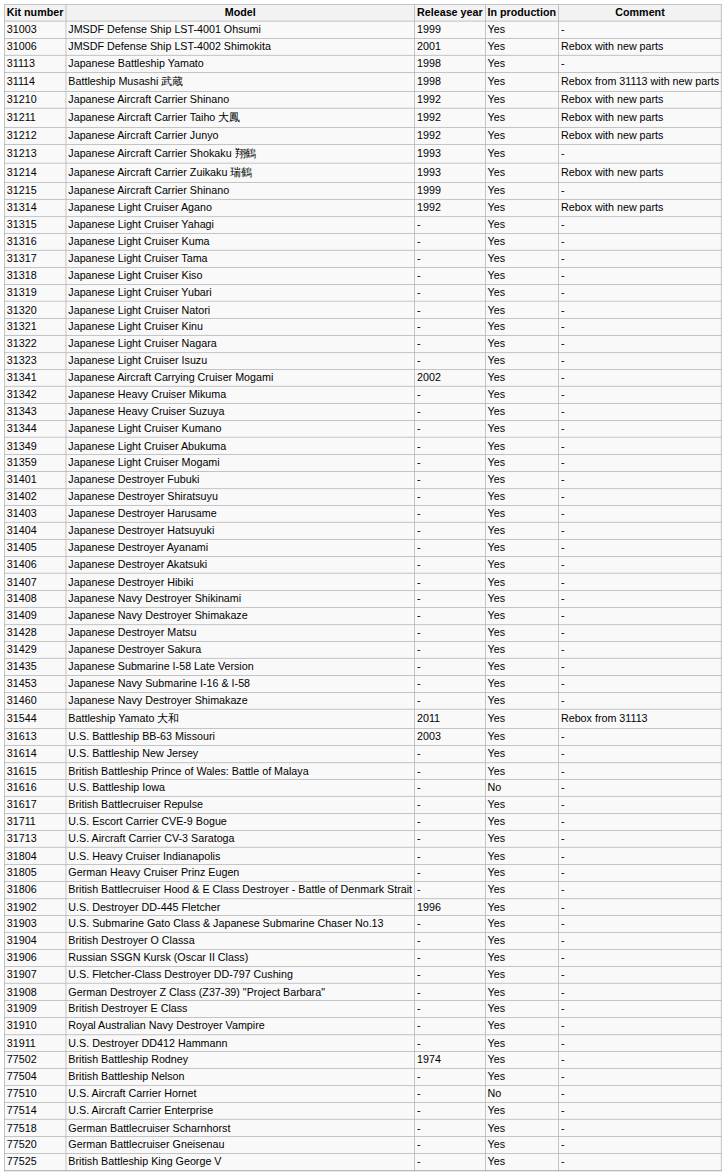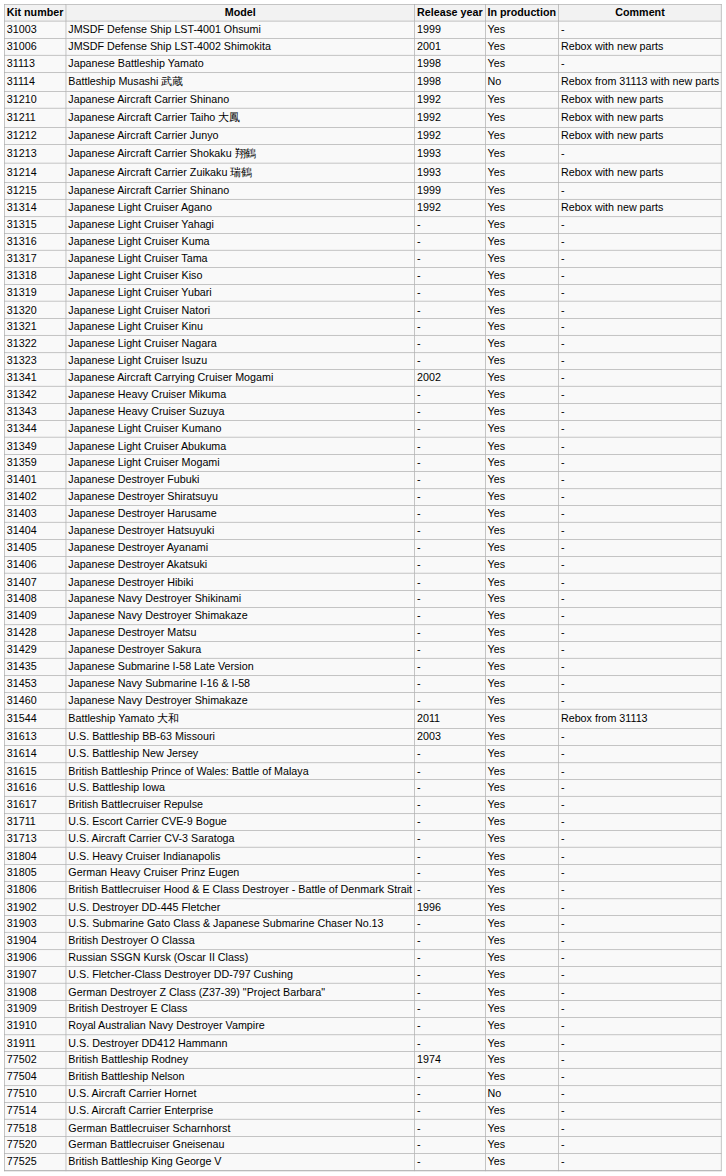(496, 82) Yes -> (494, 82) No
(494, 788) No -> (496, 788) Yes
